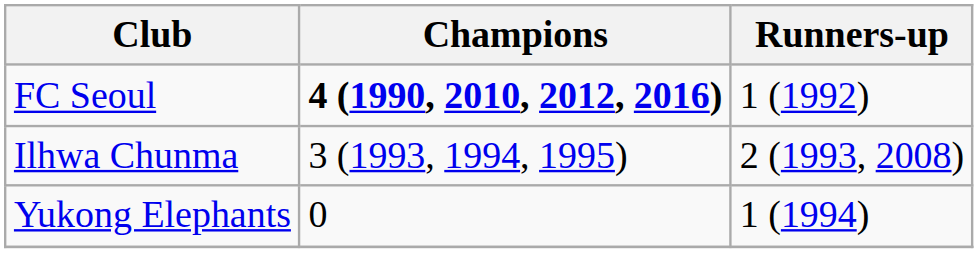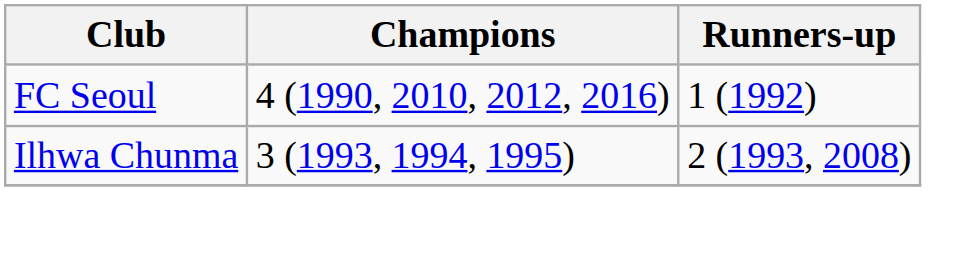(515, 94) bold -> (463, 94) normal
- row: (152, 214)
